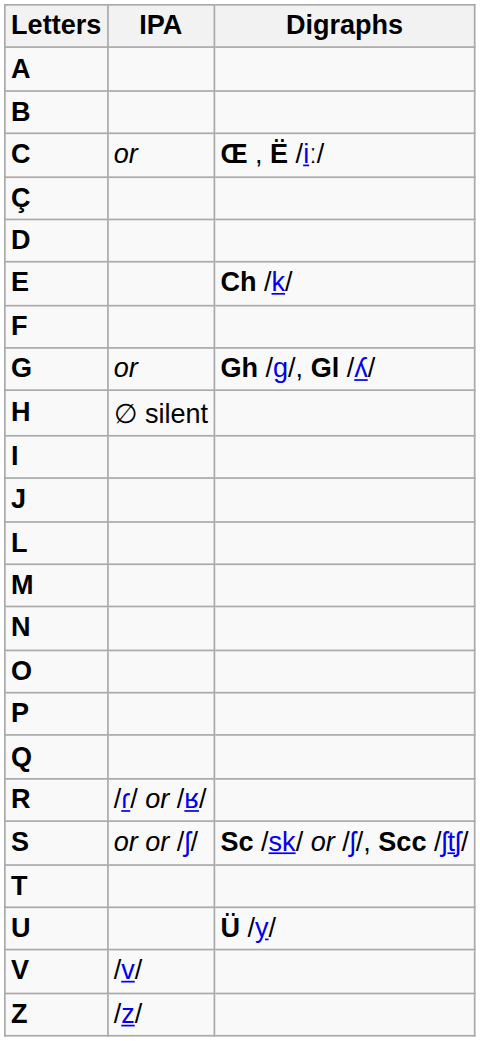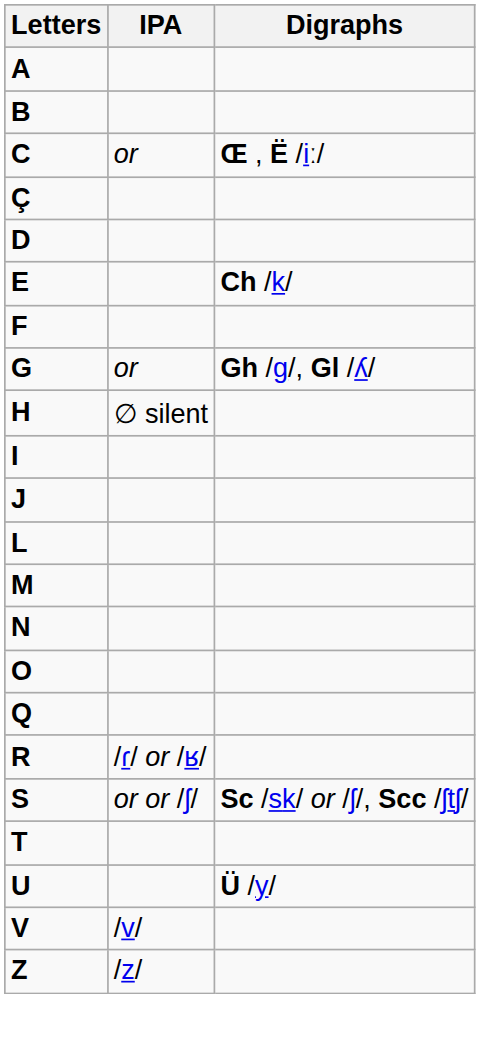- row: (20, 713)
